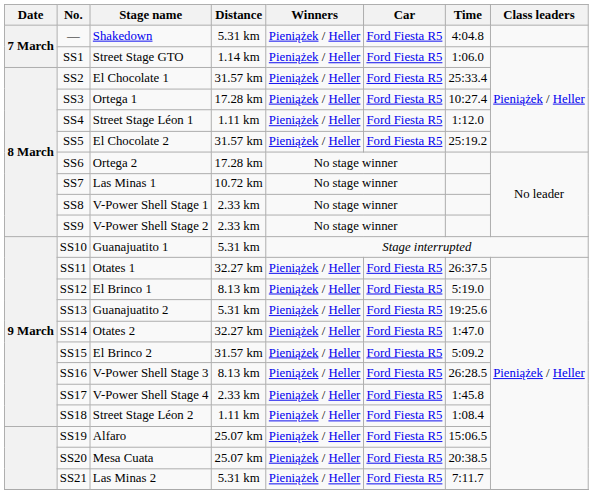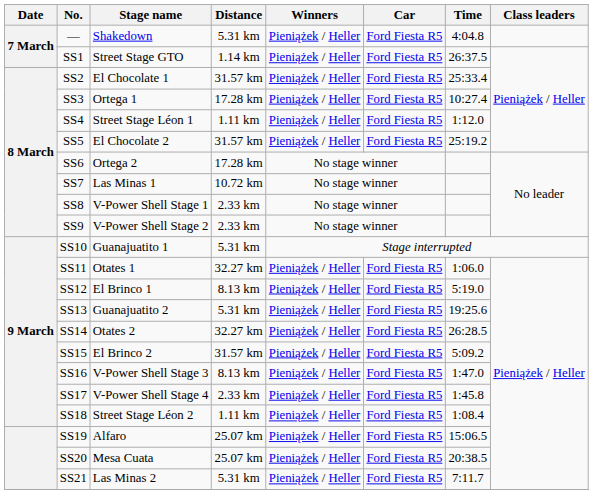(468, 56) 1:06.0 -> (468, 56) 26:37.5
(468, 267) 26:37.5 -> (468, 267) 1:06.0
(468, 331) 1:47.0 -> (468, 331) 26:28.5
(468, 373) 26:28.5 -> (468, 373) 1:47.0
